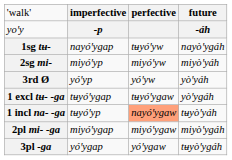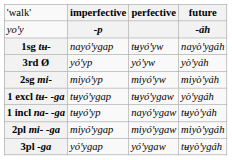rows swapped: (36, 63) <-> (36, 79)
(154, 113) lightsalmon background -> (154, 113) no background
